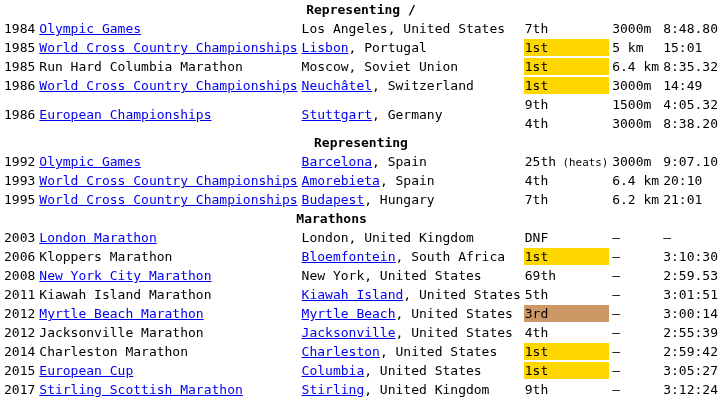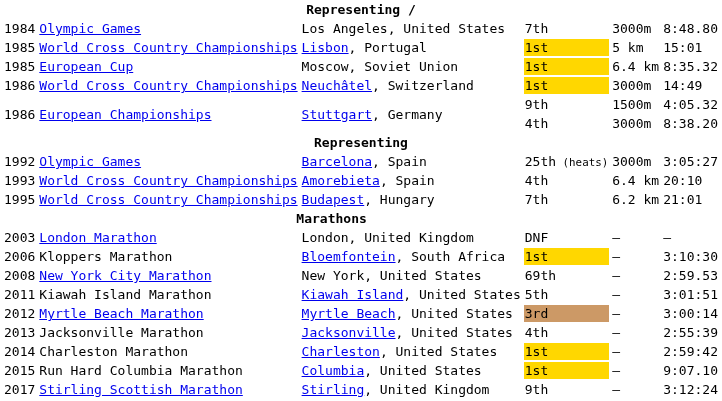(141, 66) Run Hard Columbia Marathon -> (86, 66) European Cup
(691, 162) 9:07.10 -> (691, 162) 3:05:27
(20, 332) 2012 -> (20, 332) 2013
(86, 370) European Cup -> (141, 370) Run Hard Columbia Marathon
(691, 370) 3:05:27 -> (691, 370) 9:07.10
